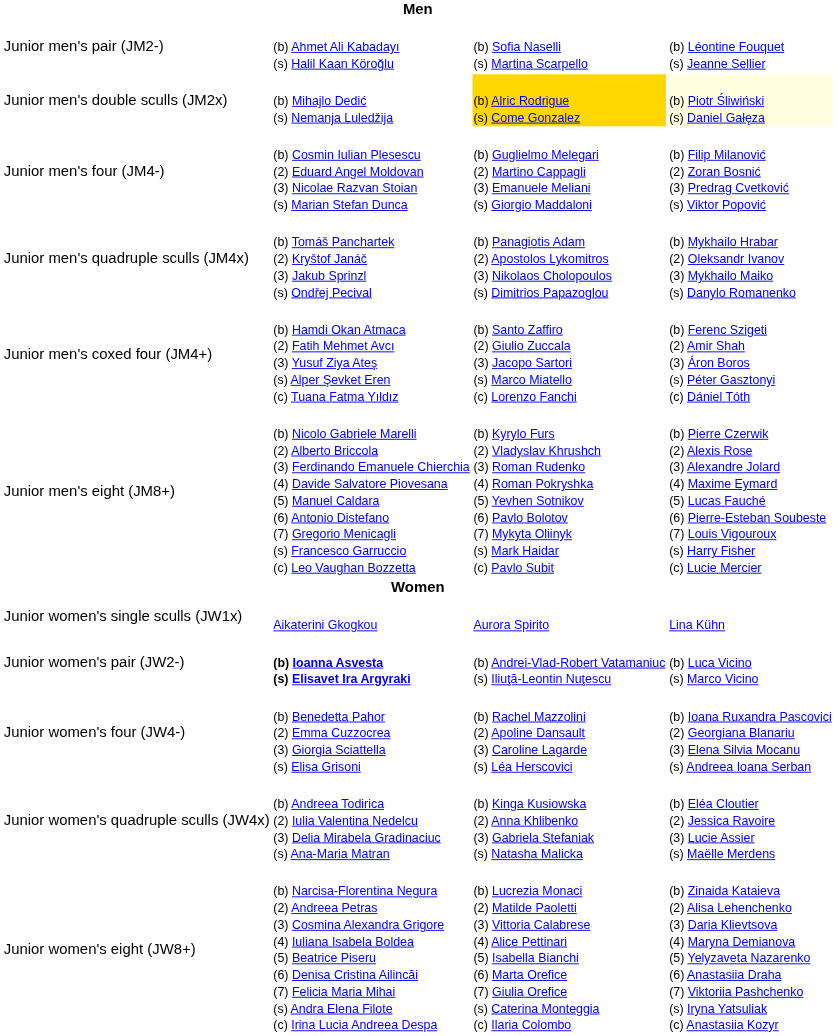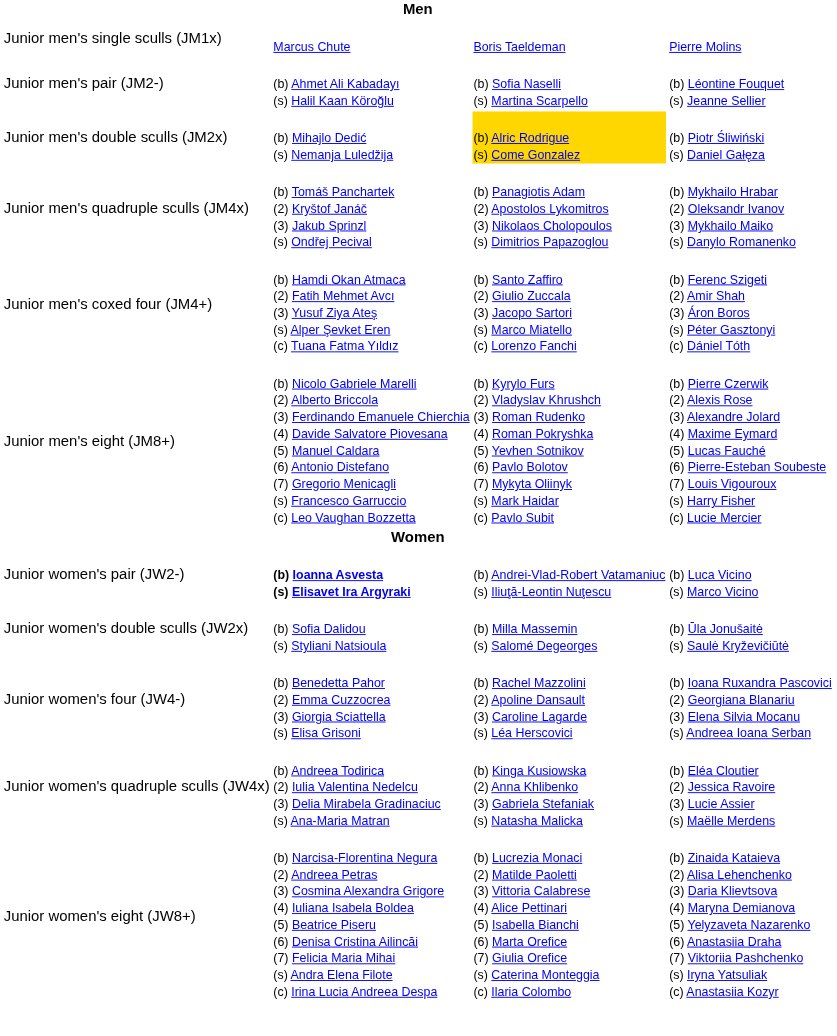+ row: (113, 38)
(717, 109) lightyellow background -> (717, 146) no background
- row: (84, 171)
- row: (123, 616)
+ row: (126, 628)
